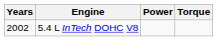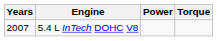(18, 28) 2002 -> (18, 28) 2007
